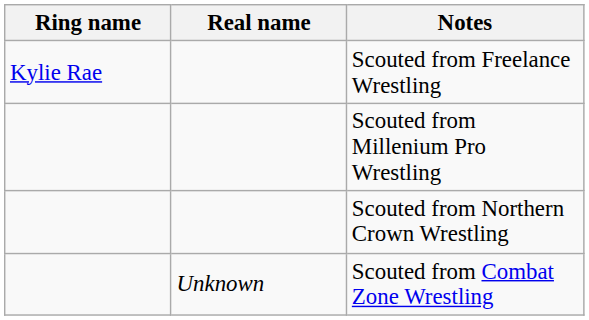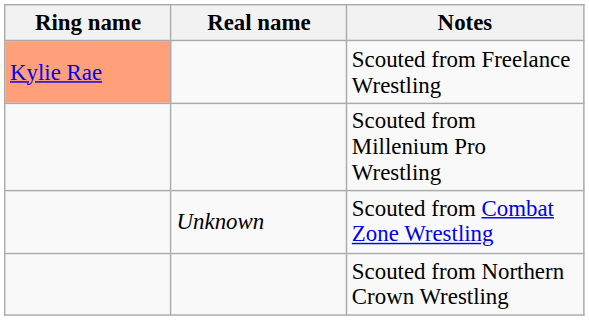(56, 71) no background -> (56, 71) lightsalmon background
rows swapped: (453, 283) <-> (458, 221)
